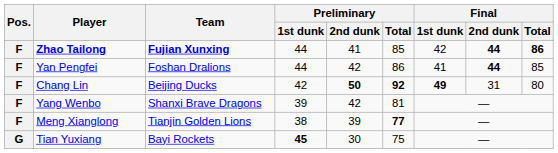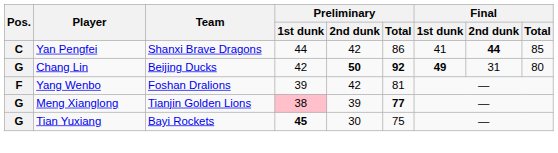- row: (71, 49)
(19, 67) F -> (19, 49) C
(189, 67) Foshan Dralions -> (205, 49) Shanxi Brave Dragons
(19, 85) F -> (19, 67) G
(205, 103) Shanxi Brave Dragons -> (189, 85) Foshan Dralions
(19, 121) F -> (19, 103) G
(301, 121) no background -> (301, 103) pink background
